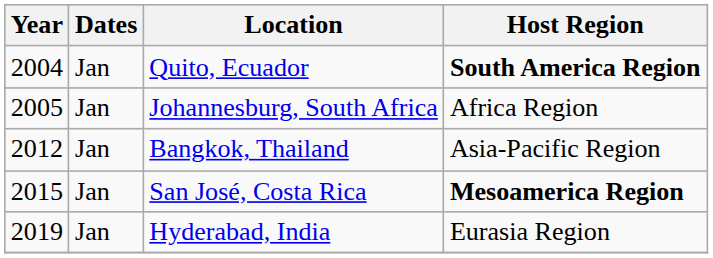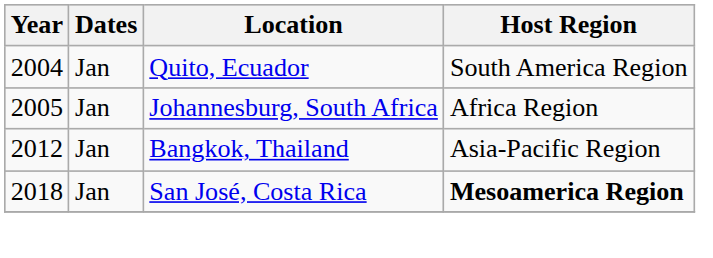(575, 66) bold -> (569, 66) normal
(37, 190) 2015 -> (37, 190) 2018
- row: (240, 231)
